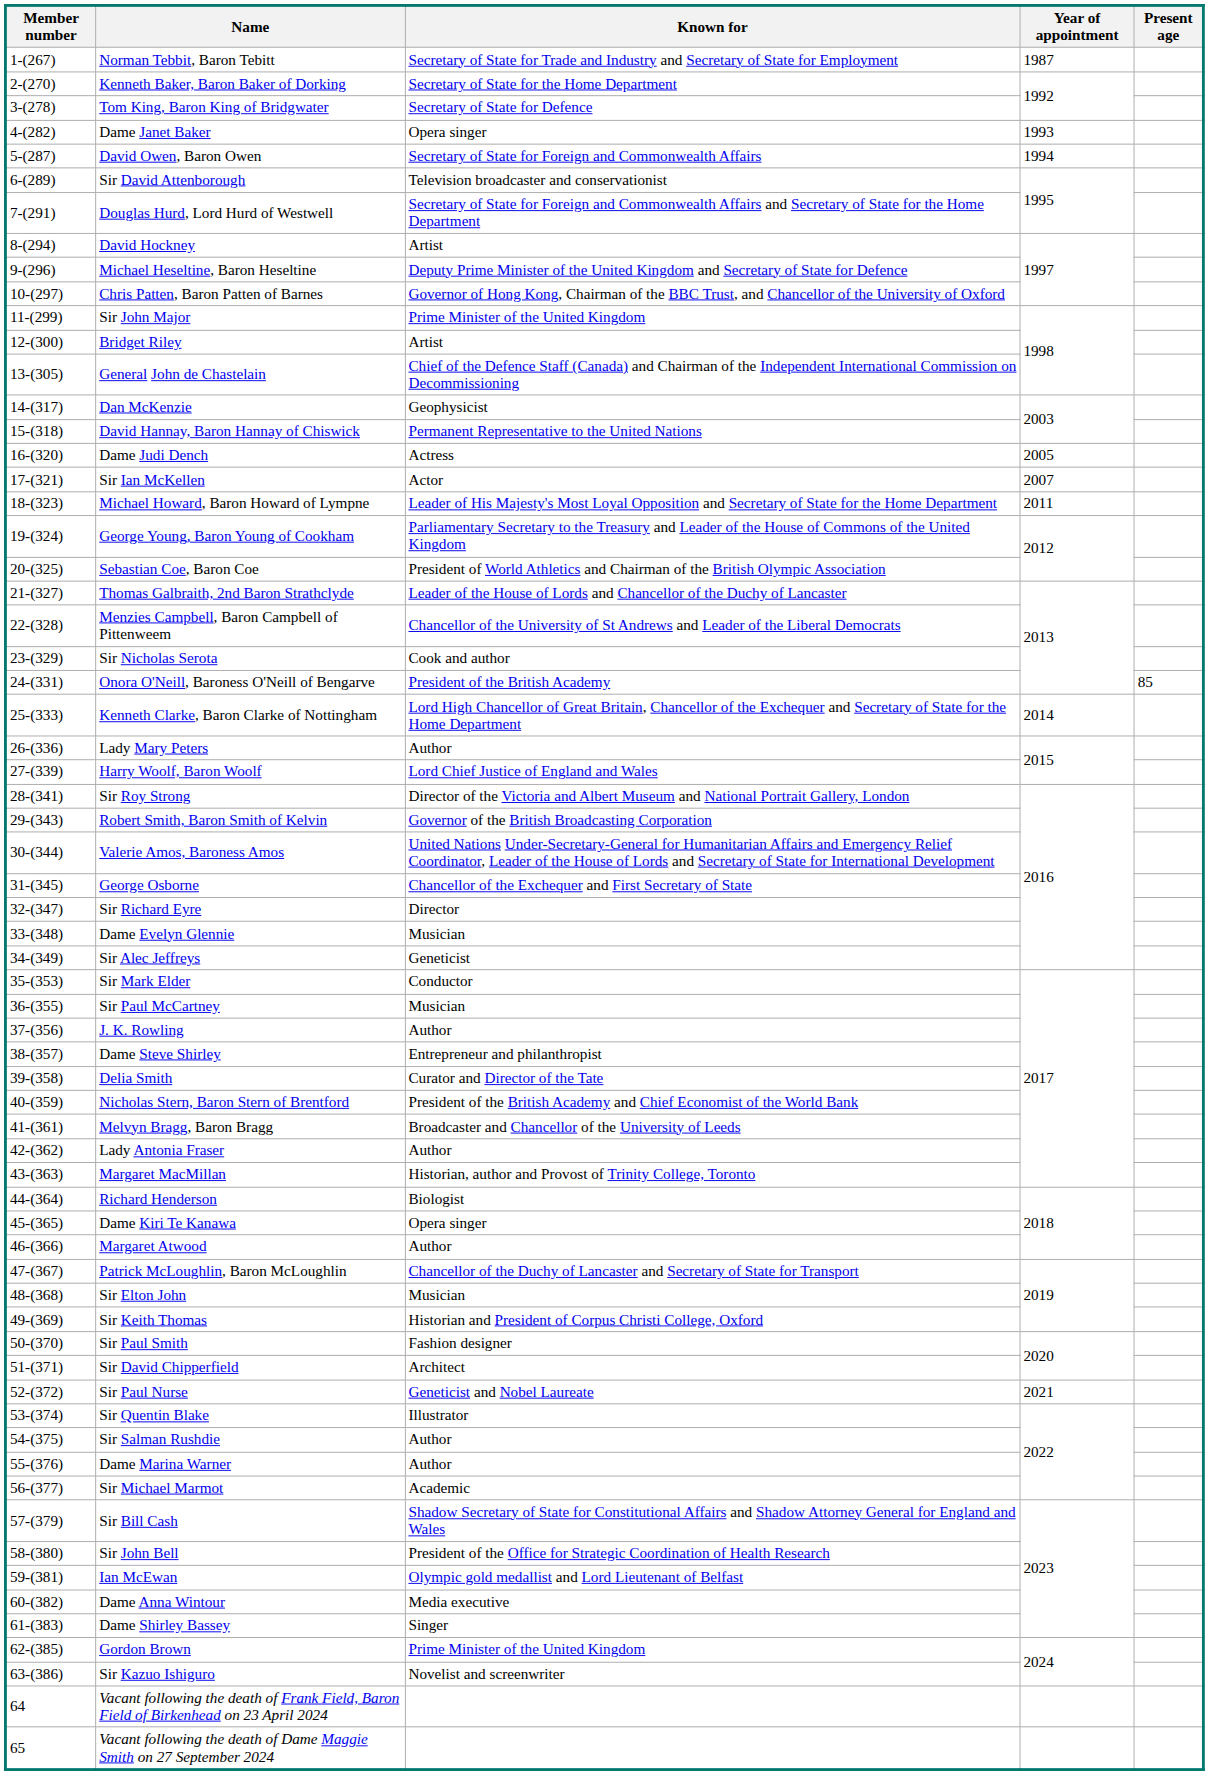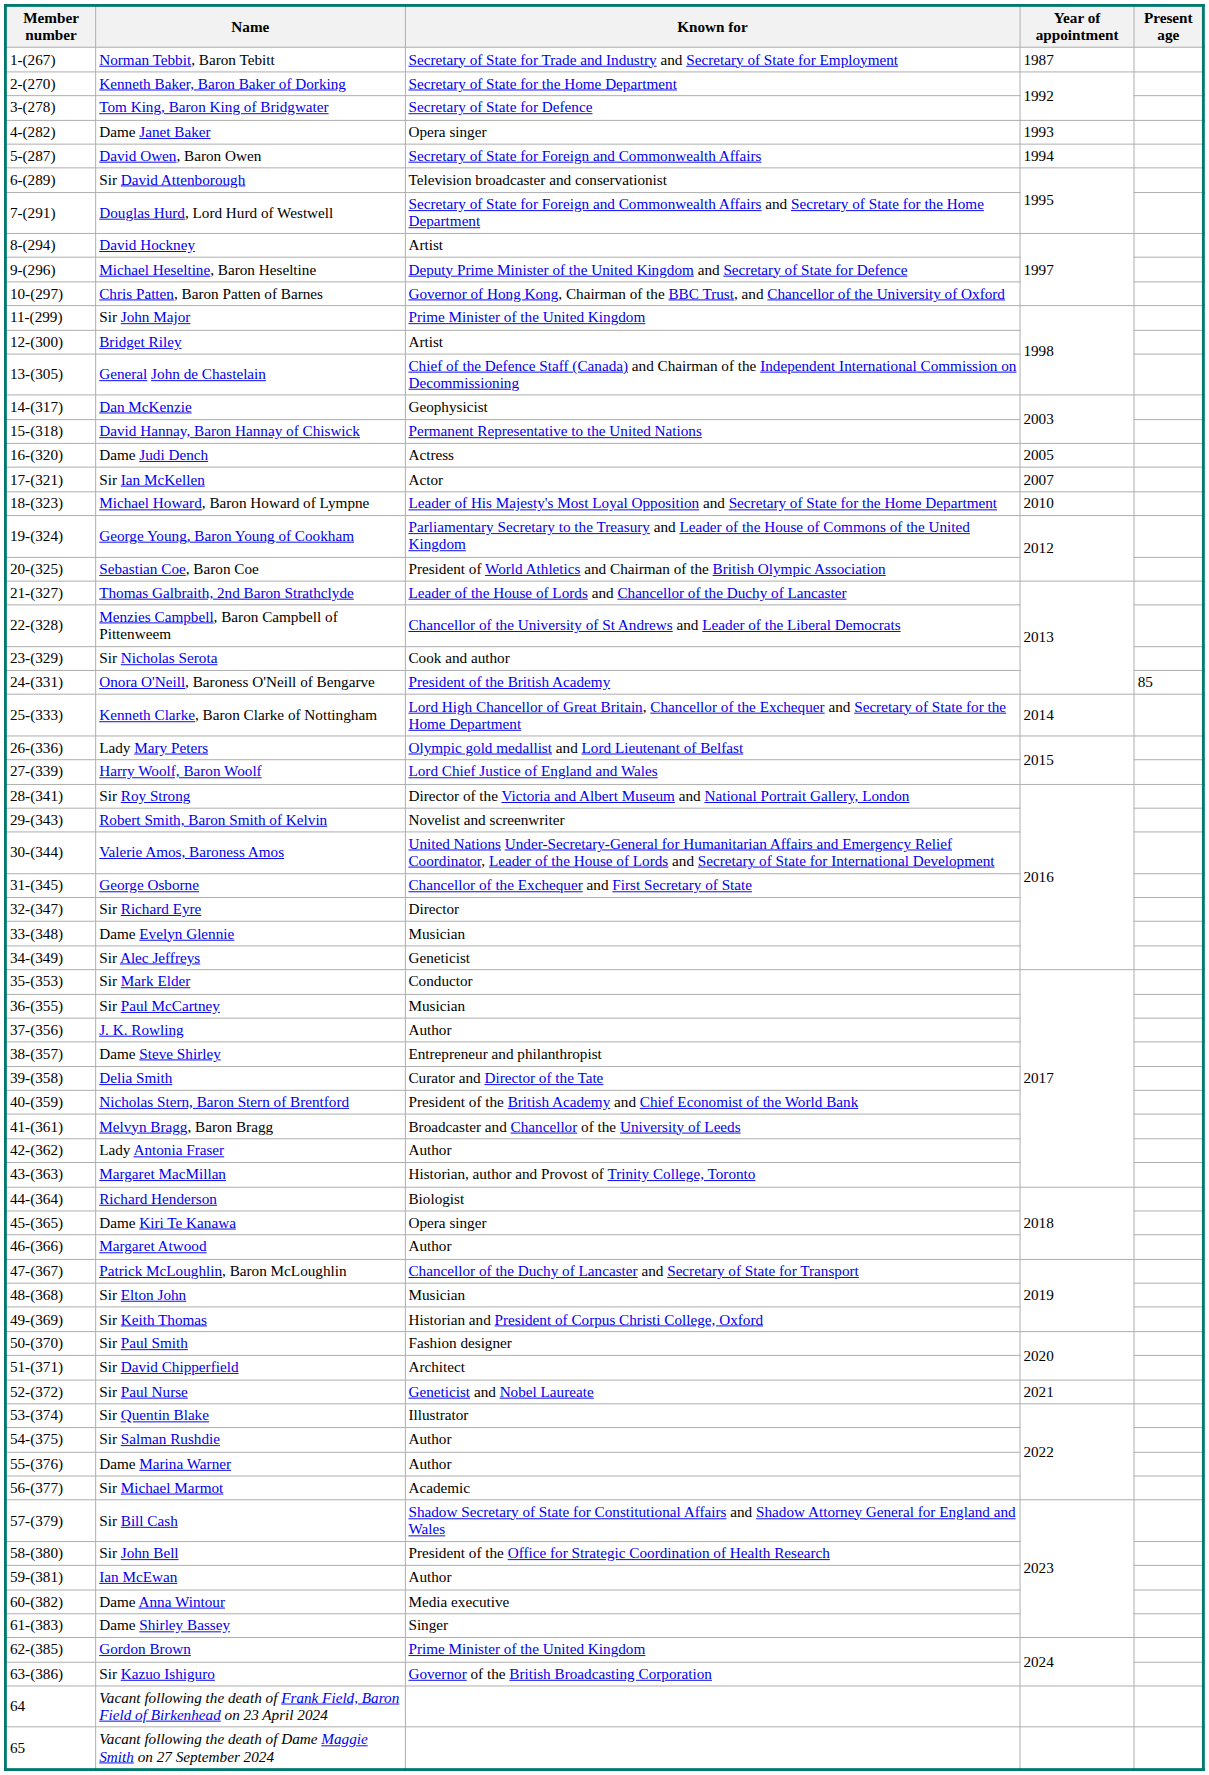(1038, 503) 2011 -> (1039, 503) 2010
(430, 747) Author -> (576, 747) Olympic gold medallist and Lord Lieutenant of Belfast
(560, 820) Governor of the British Broadcasting Corporation -> (487, 820) Novelist and screenwriter
(576, 1577) Olympic gold medallist and Lord Lieutenant of Belfast -> (430, 1577) Author
(487, 1673) Novelist and screenwriter -> (560, 1673) Governor of the British Broadcasting Corporation
